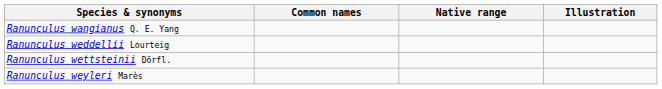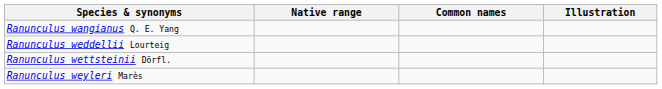columns swapped: (326, 12) <-> (471, 12)
